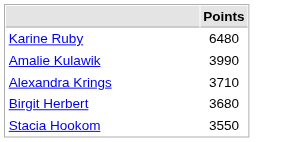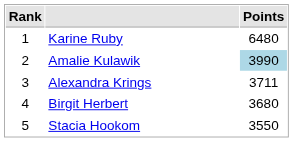+ column: (25, 16)
(224, 60) no background -> (264, 60) lightblue background
(224, 82) 3710 -> (264, 82) 3711
